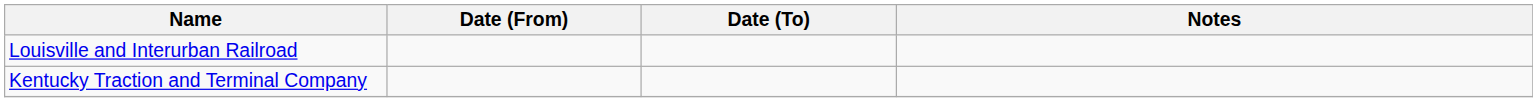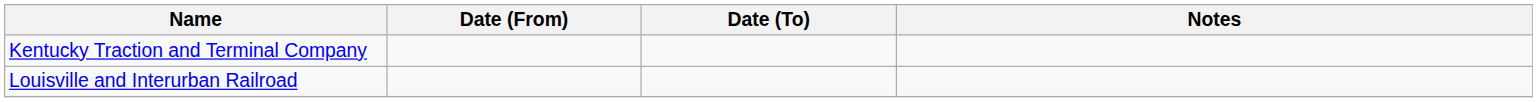rows swapped: (188, 81) <-> (153, 50)
